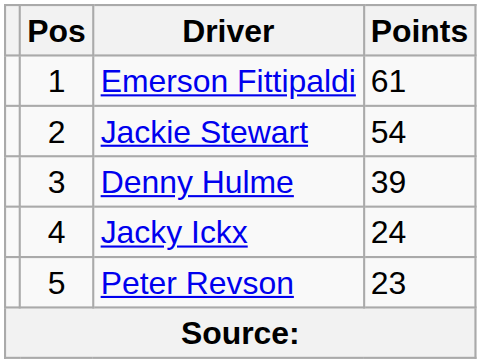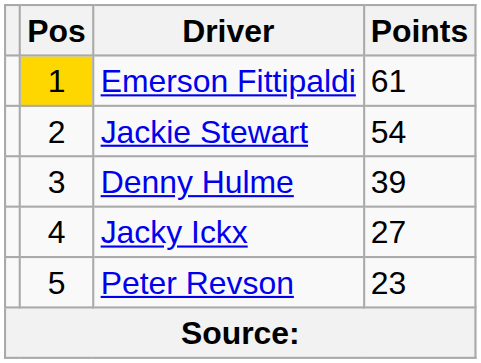(57, 81) no background -> (57, 81) gold background
(388, 233) 24 -> (388, 233) 27
